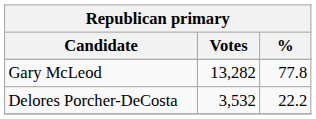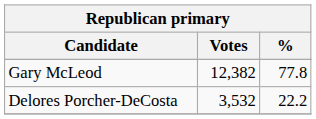(233, 73) 13,282 -> (233, 73) 12,382
